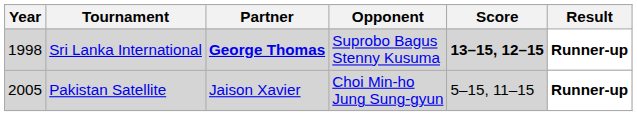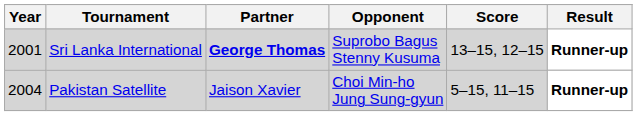(25, 50) 1998 -> (25, 50) 2001
(497, 50) bold -> (497, 50) normal
(25, 91) 2005 -> (25, 91) 2004
